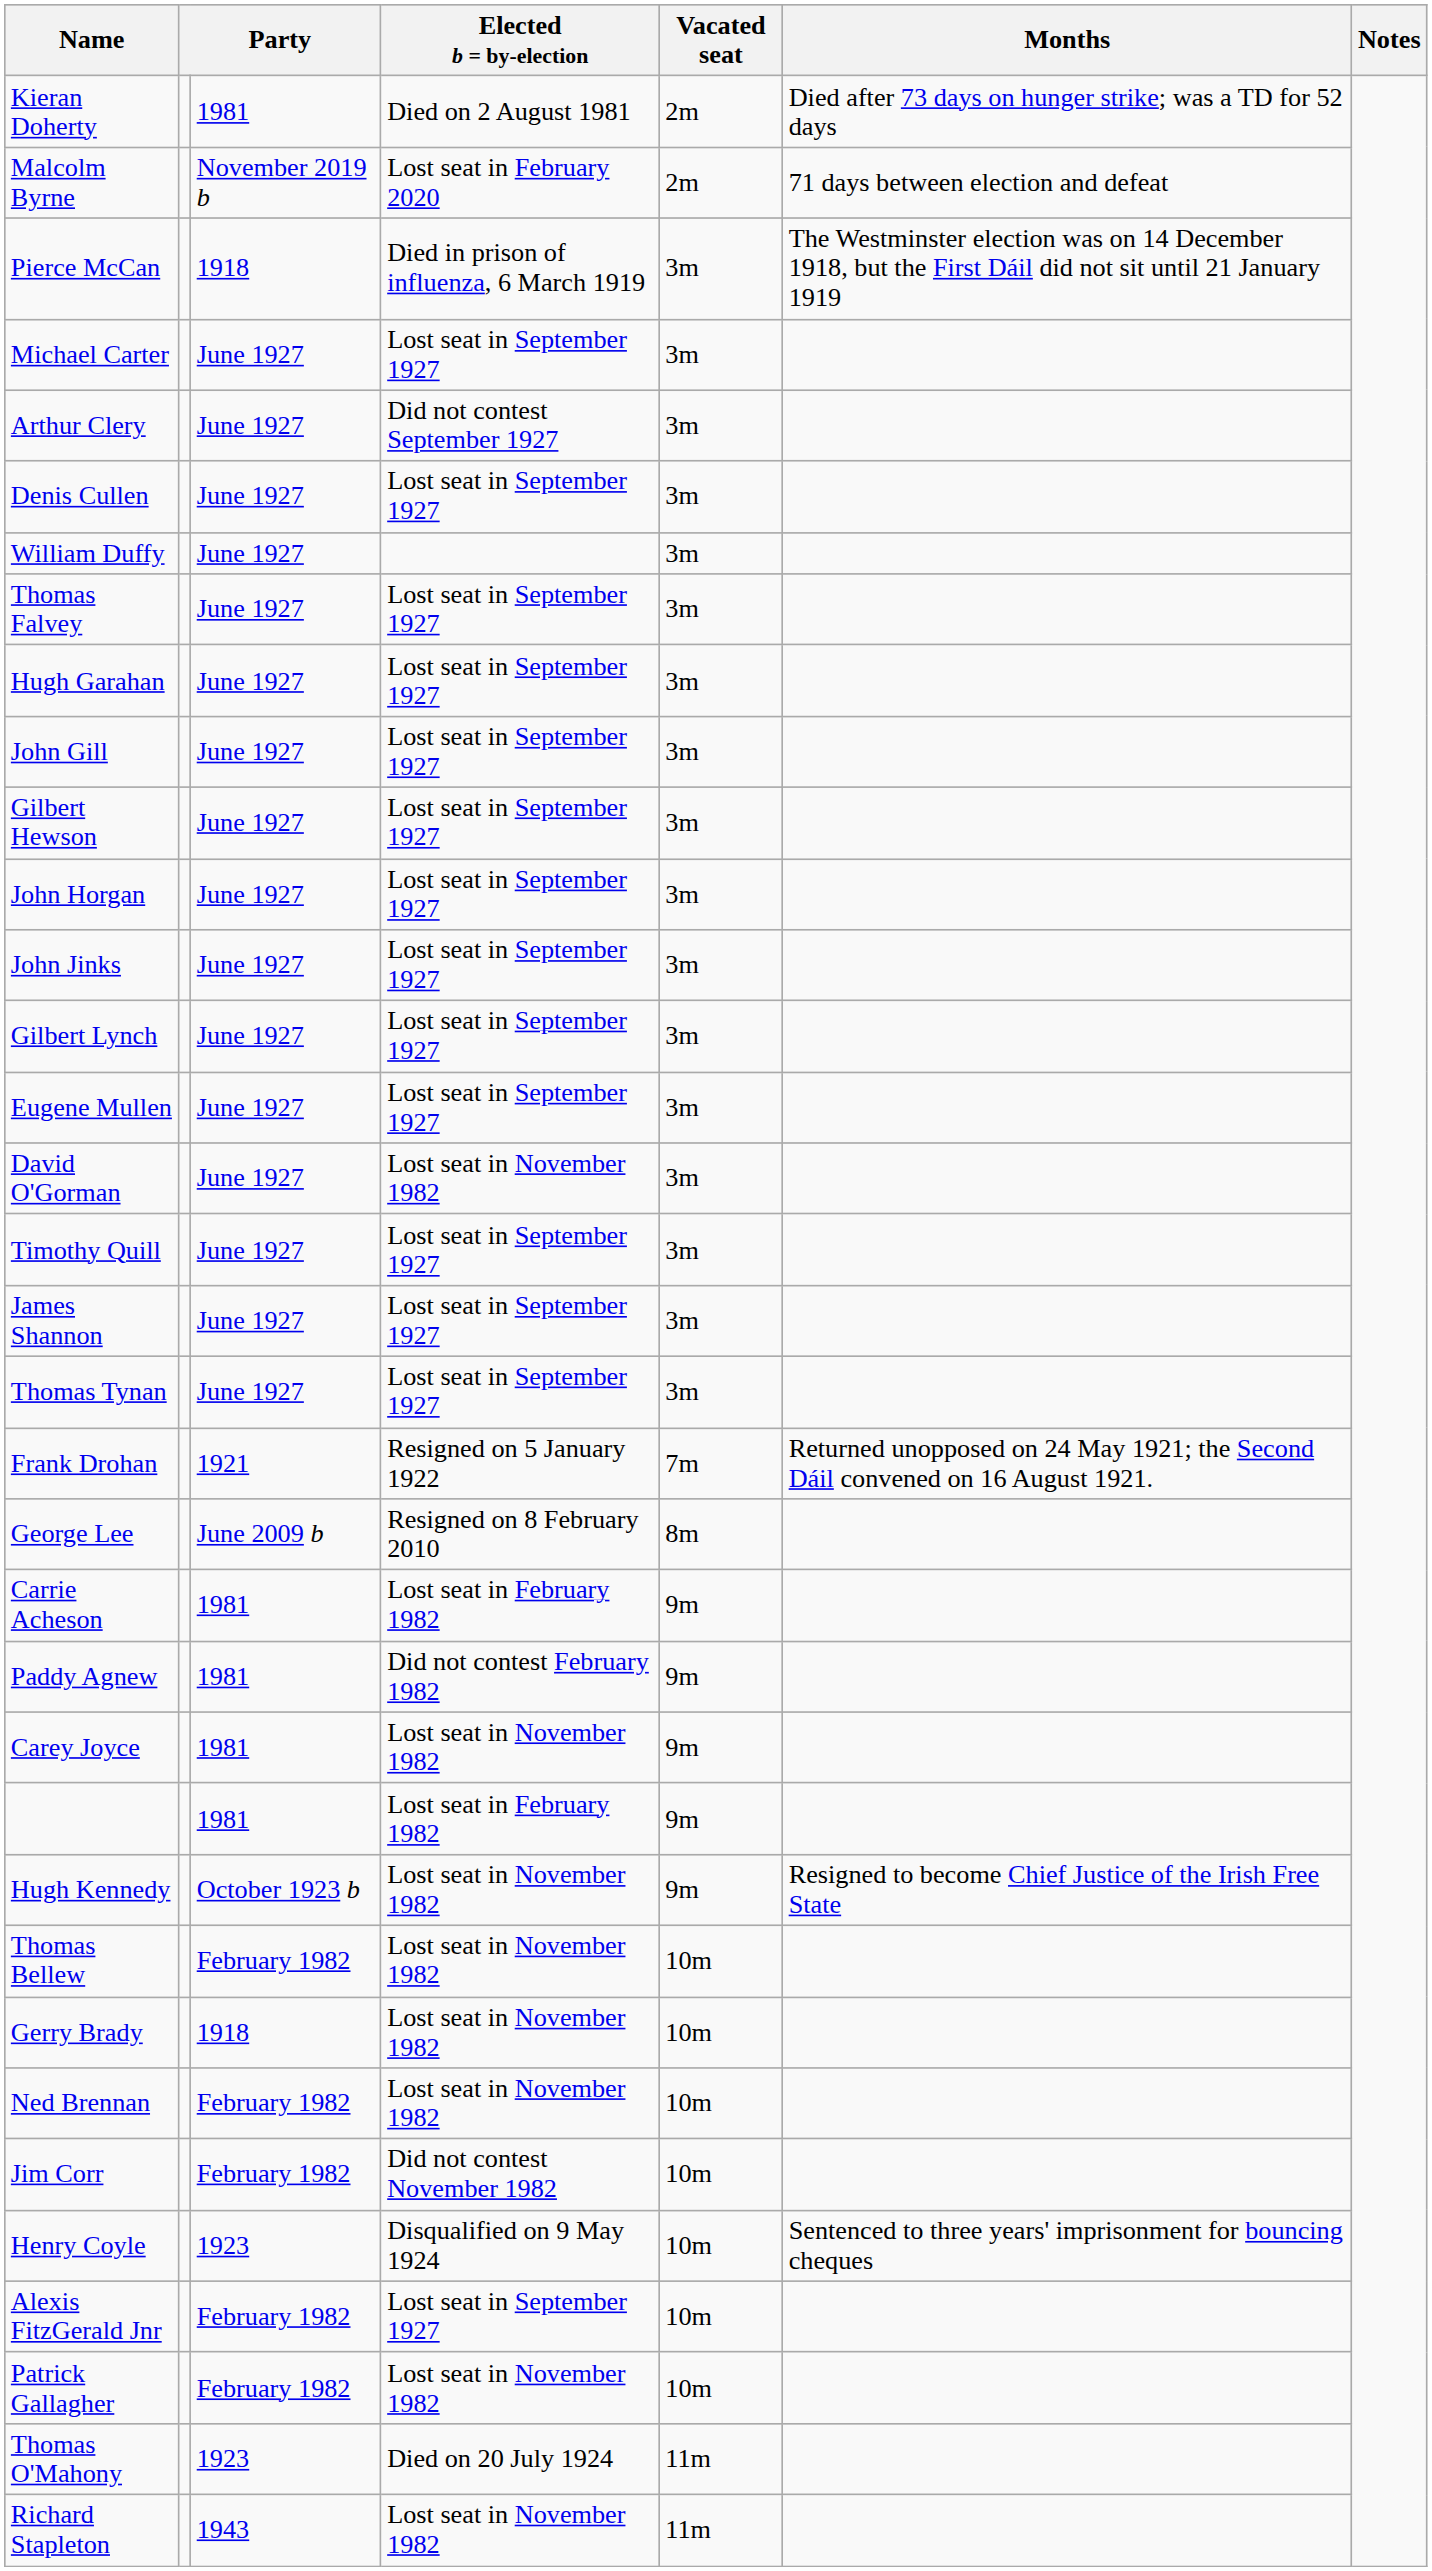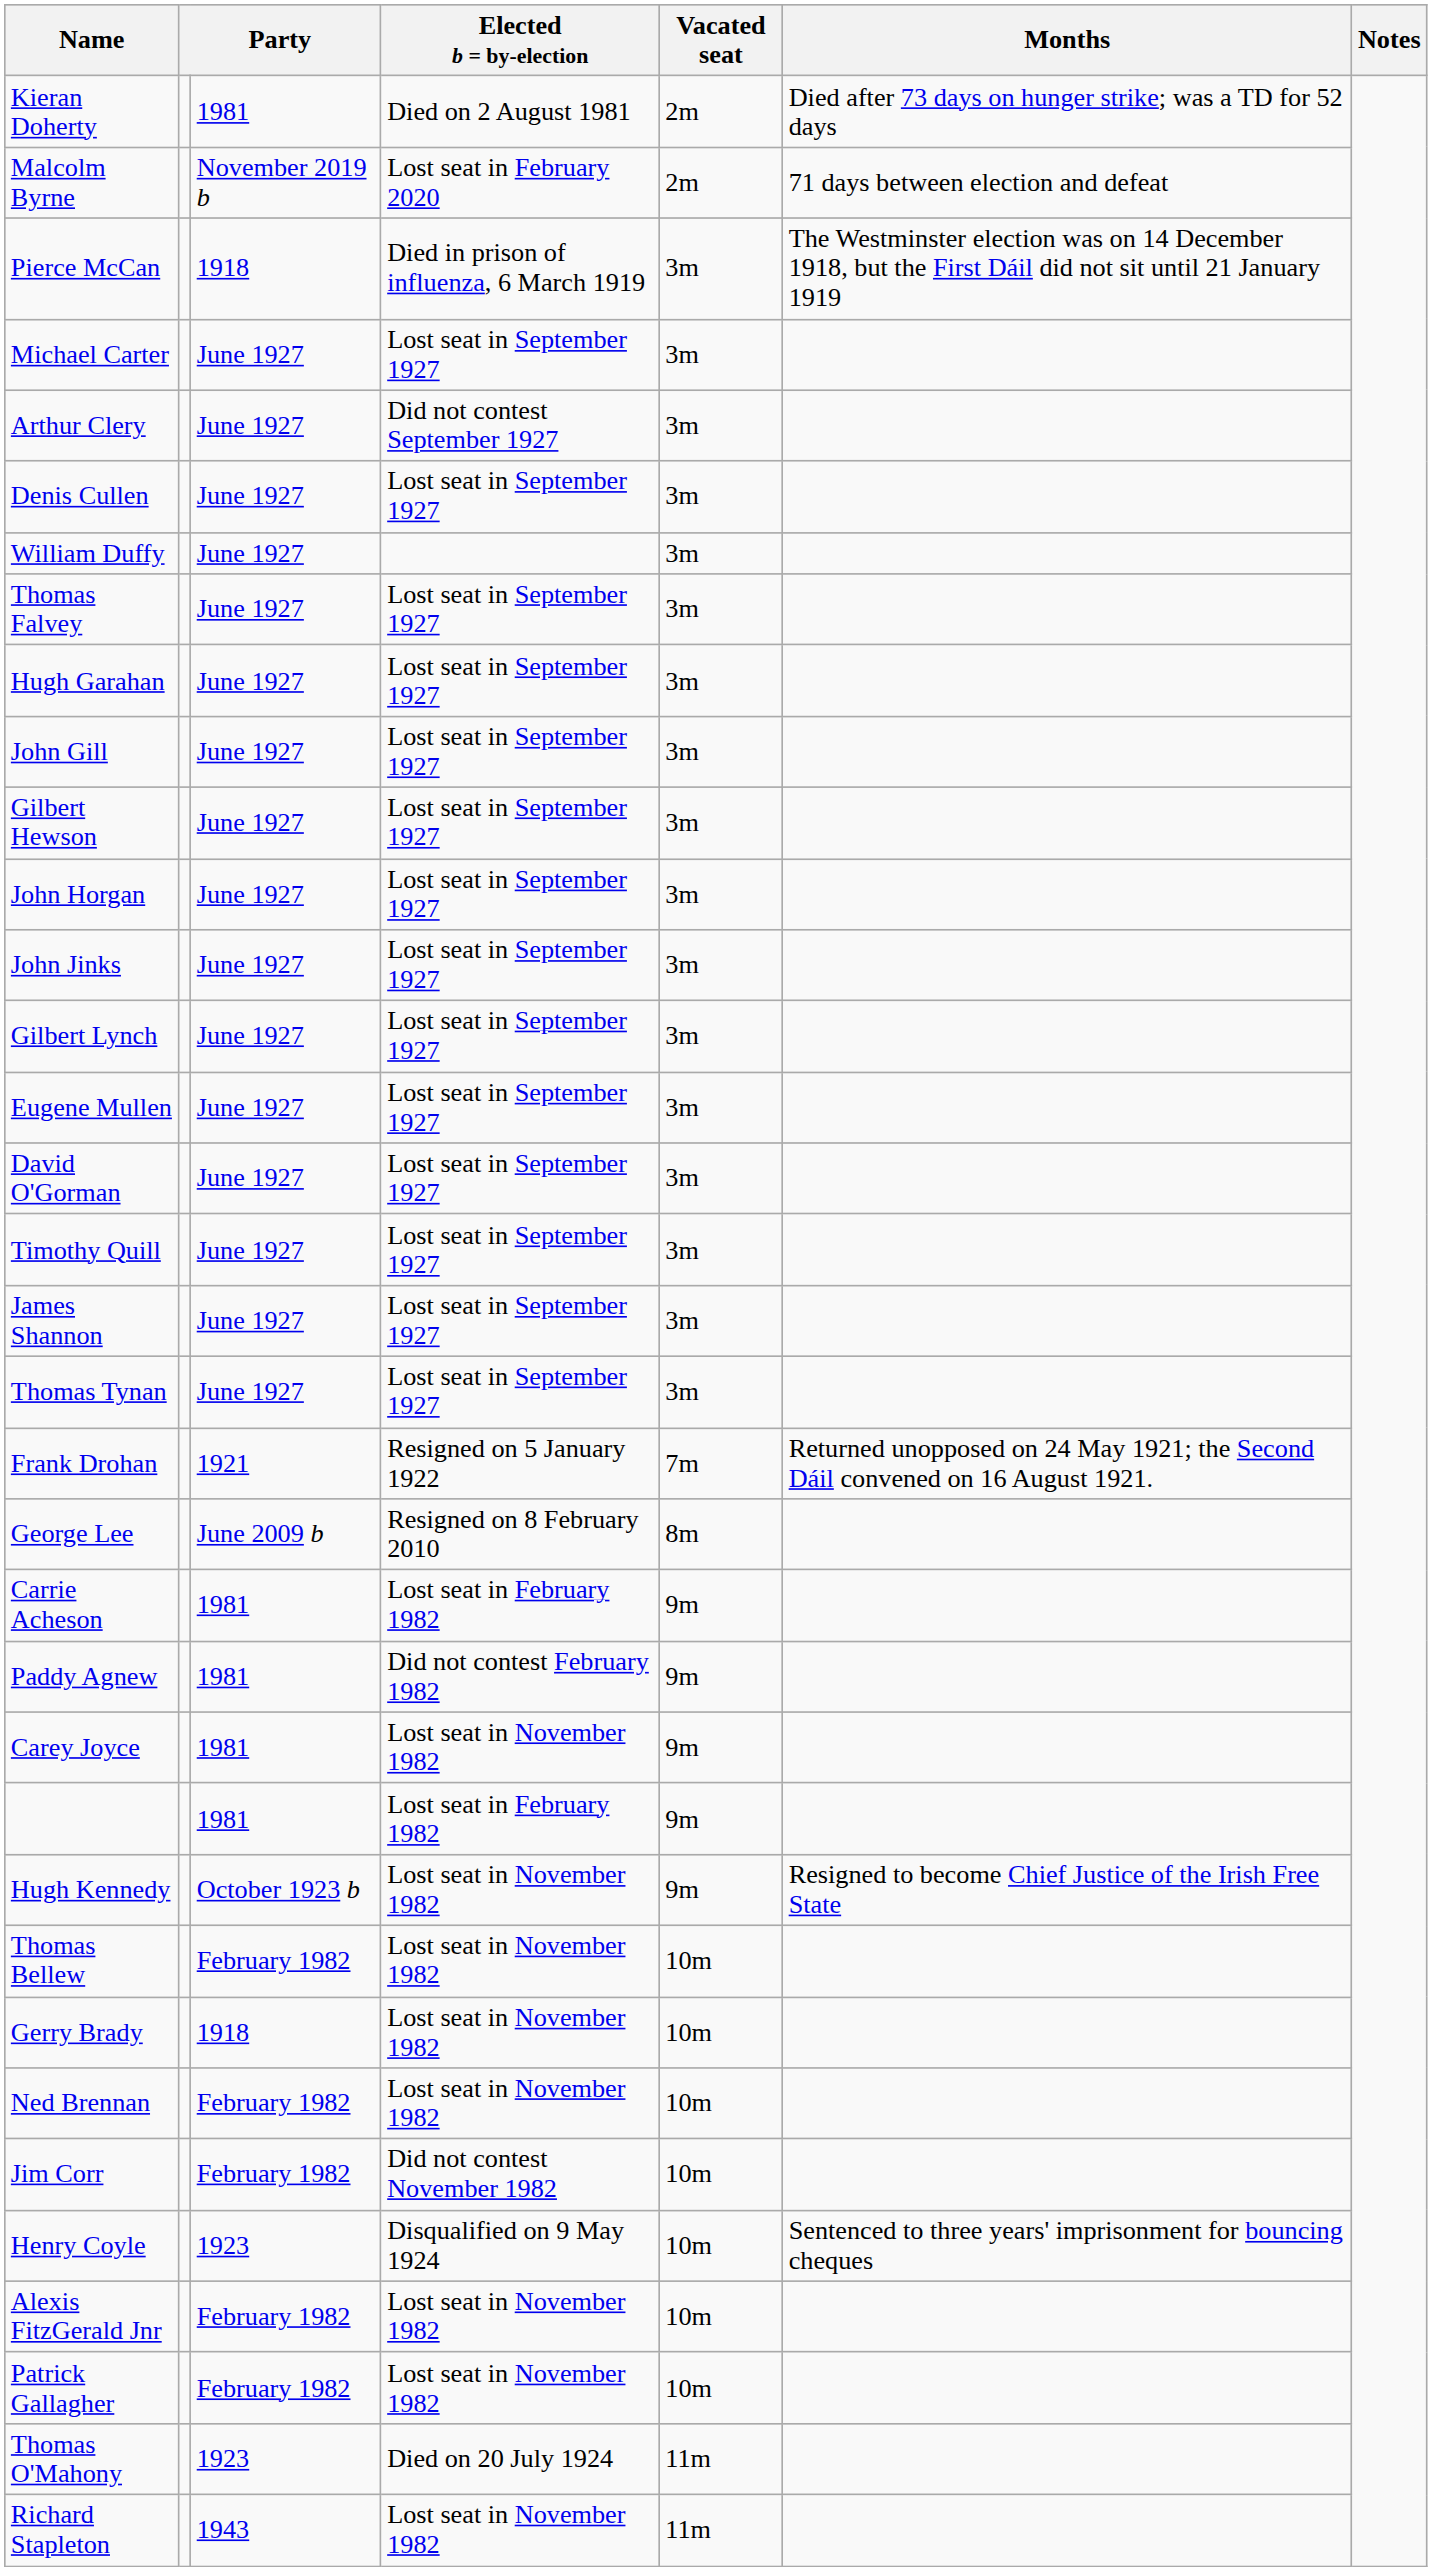(506, 1178) Lost seat in November 1982 -> (507, 1178) Lost seat in September 1927
(507, 2316) Lost seat in September 1927 -> (506, 2316) Lost seat in November 1982
